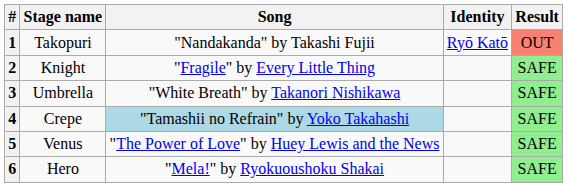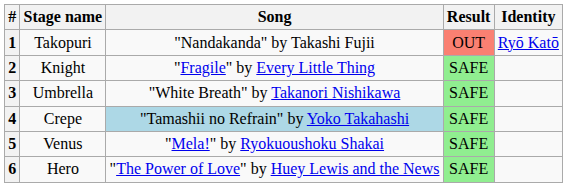columns swapped: (477, 17) <-> (537, 17)
(275, 144) "The Power of Love" by Huey Lewis and the News -> (275, 144) "Mela!" by Ryokuoushoku Shakai
(275, 169) "Mela!" by Ryokuoushoku Shakai -> (275, 169) "The Power of Love" by Huey Lewis and the News
